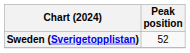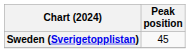(163, 39) 52 -> (163, 39) 45
